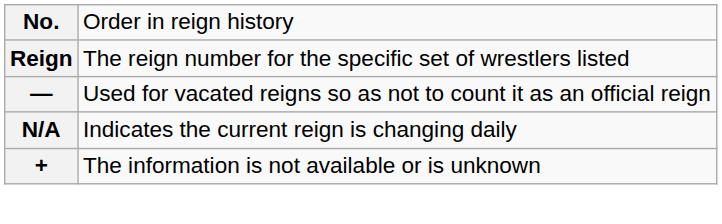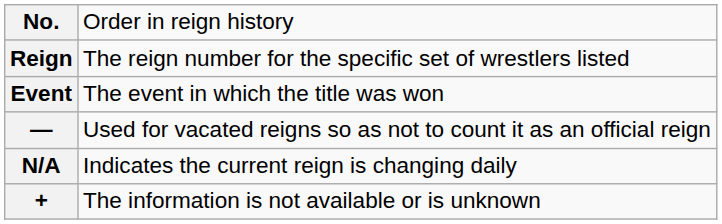+ row: (41, 93)
